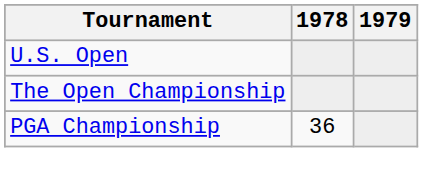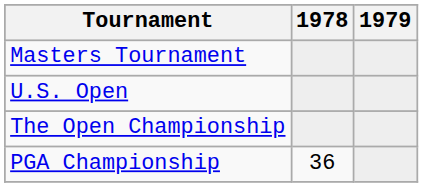+ row: (128, 58)
